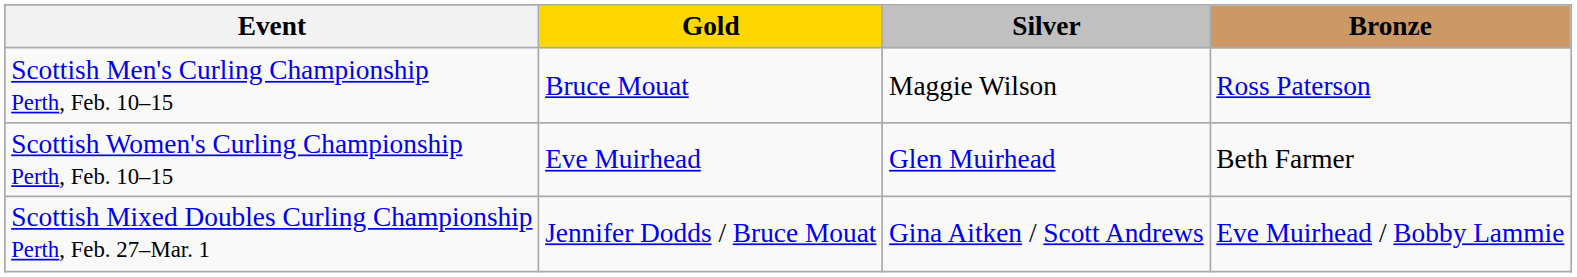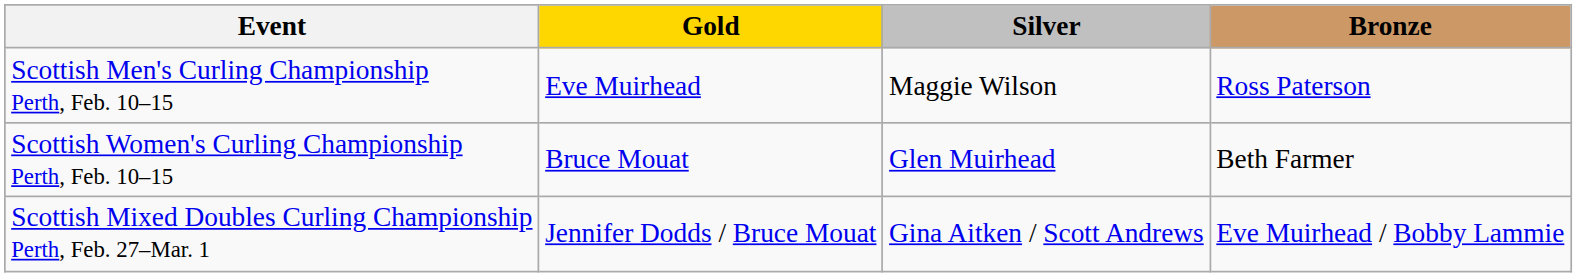(617, 84) Bruce Mouat -> (623, 84) Eve Muirhead
(623, 159) Eve Muirhead -> (617, 159) Bruce Mouat
